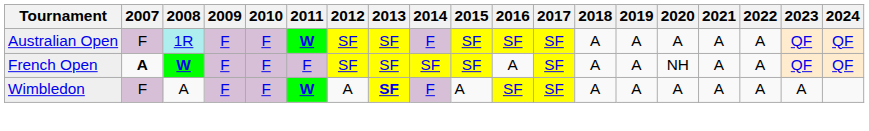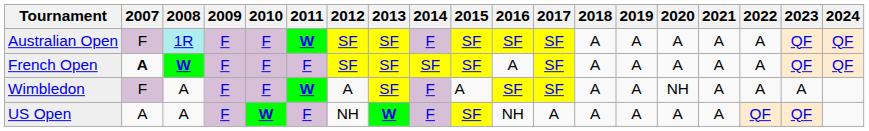(678, 65) NH -> (678, 65) A
(389, 89) bold -> (389, 89) normal
(678, 89) A -> (678, 89) NH
+ row: (40, 114)
